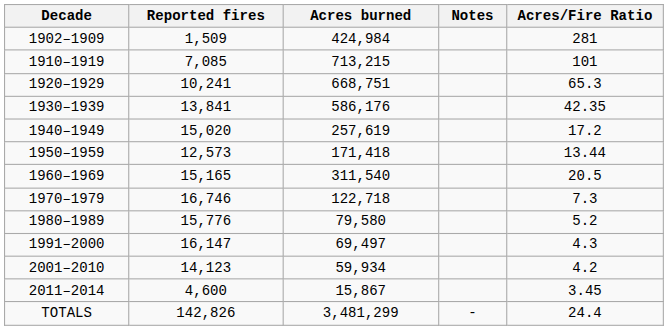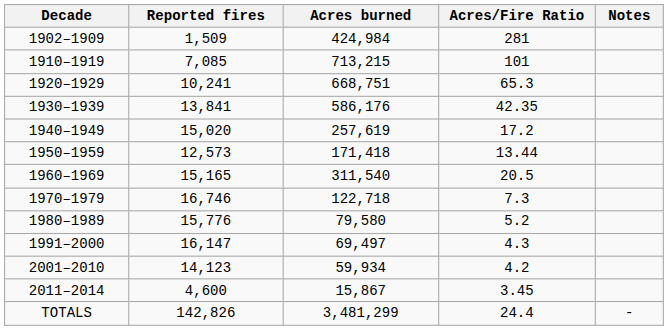columns swapped: (585, 16) <-> (472, 16)
